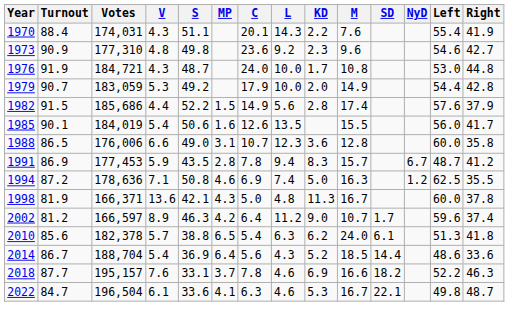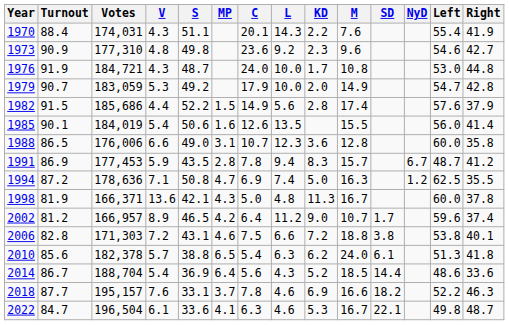(447, 88) 54.4 -> (447, 88) 54.7
(480, 125) 41.7 -> (480, 125) 41.4
(225, 181) 4.6 -> (225, 181) 4.7
(119, 218) 166,597 -> (119, 218) 166,957
(195, 218) 46.3 -> (195, 218) 46.5
+ row: (21, 237)
